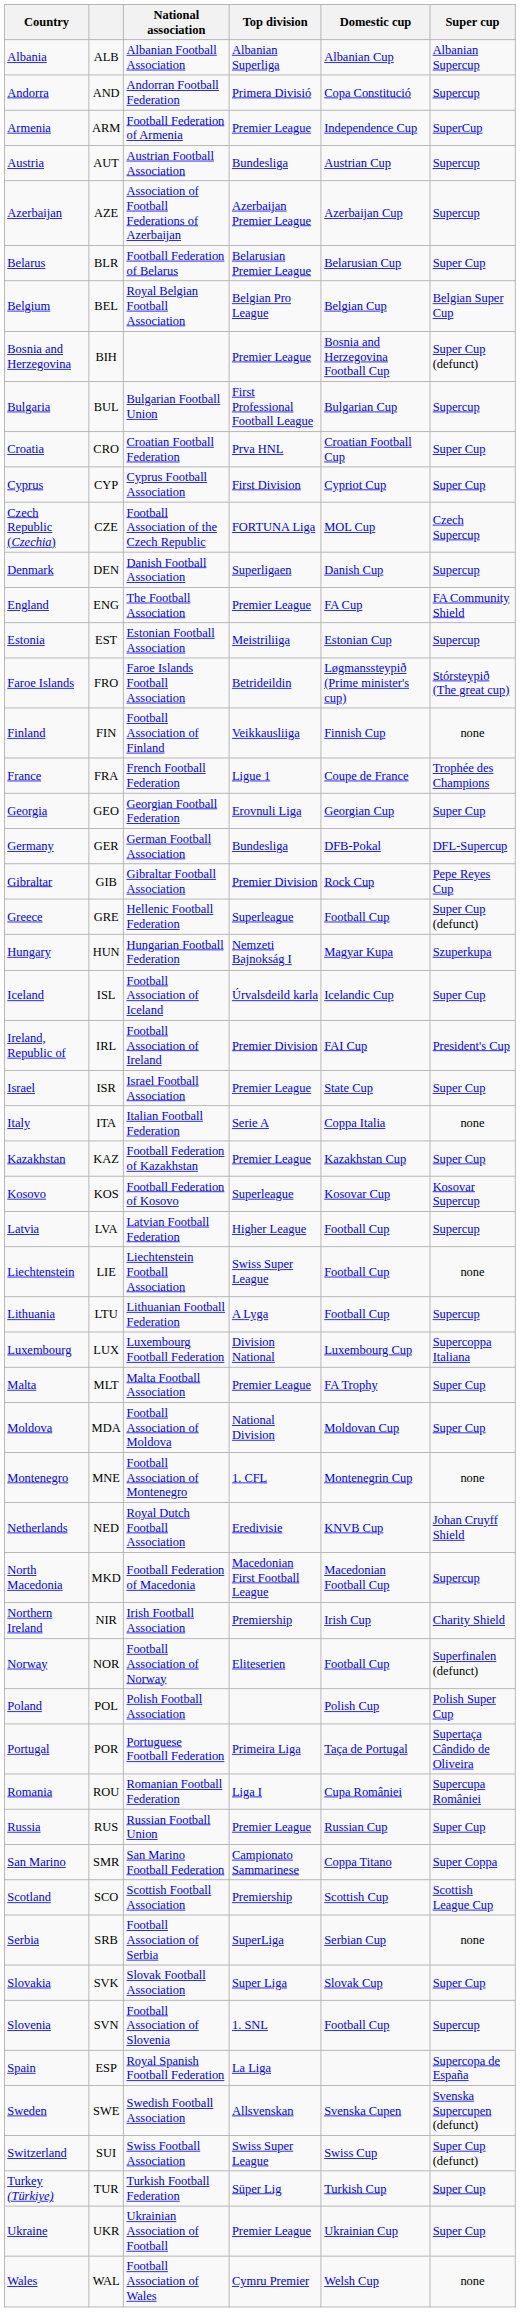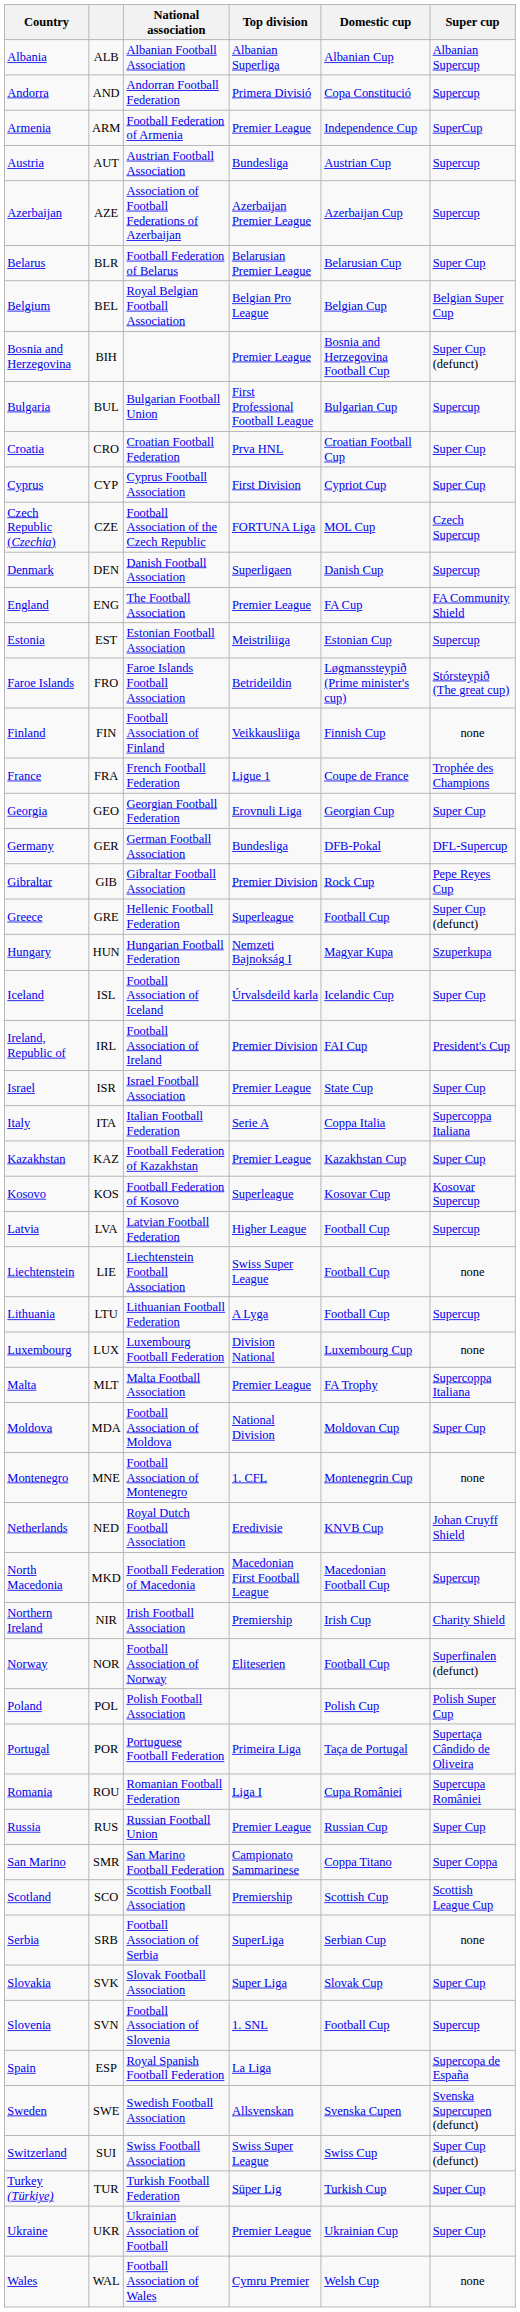(473, 1123) none -> (462, 1123) Supercoppa Italiana
(462, 1349) Supercoppa Italiana -> (473, 1349) none
(459, 1385) Super Cup -> (462, 1385) Supercoppa Italiana
